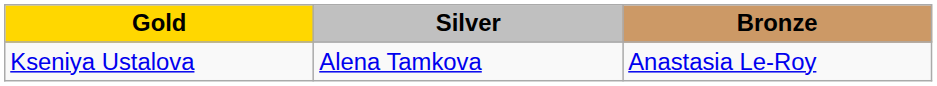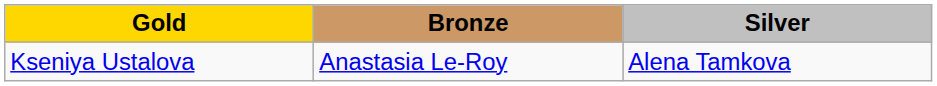columns swapped: (468, 23) <-> (777, 23)
